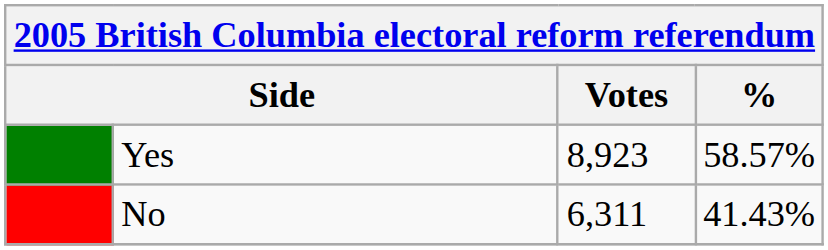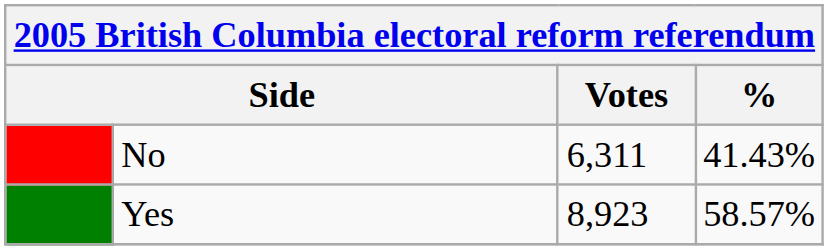rows swapped: (148, 154) <-> (144, 214)
